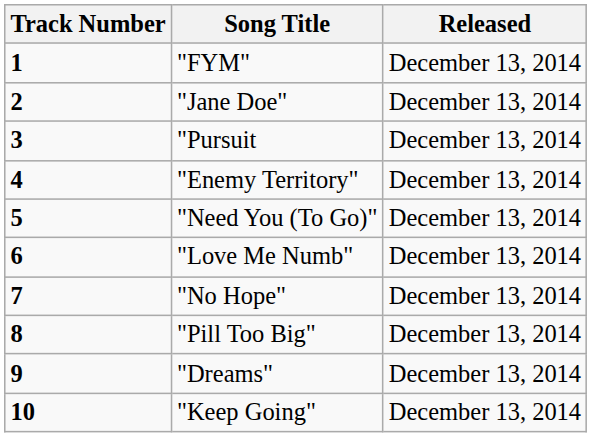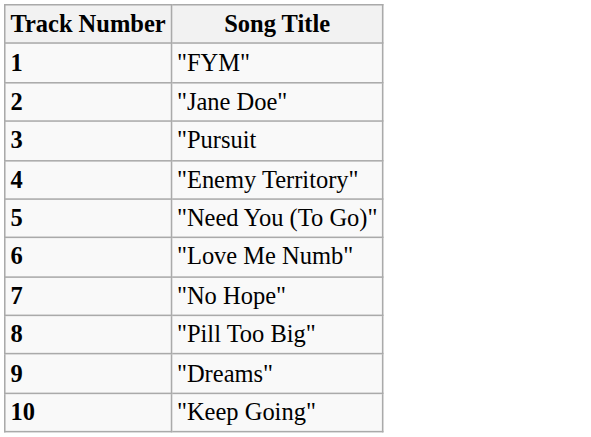- column: (485, 23)
